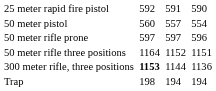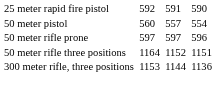(149, 67) bold -> (150, 67) normal
- row: (14, 81)
